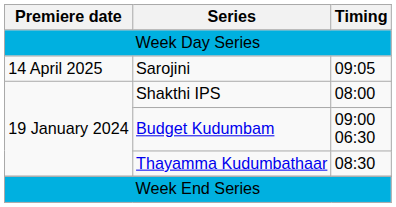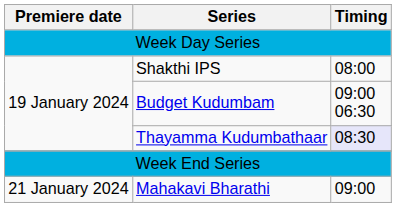- row: (163, 68)
(355, 163) no background -> (355, 138) lavender background
+ row: (203, 189)
